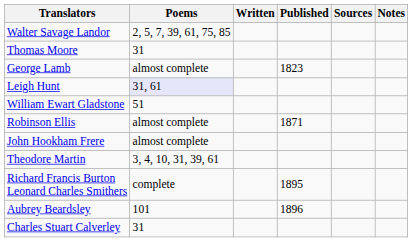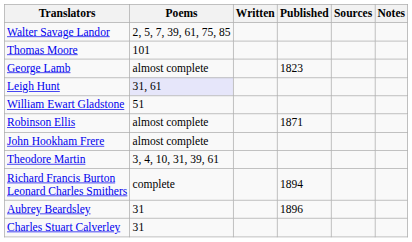(138, 50) 31 -> (141, 50) 101
(292, 184) 1895 -> (292, 184) 1894
(141, 209) 101 -> (138, 209) 31
